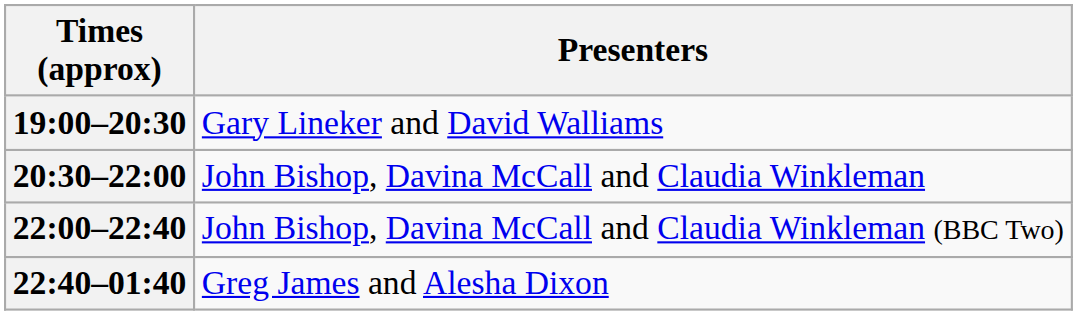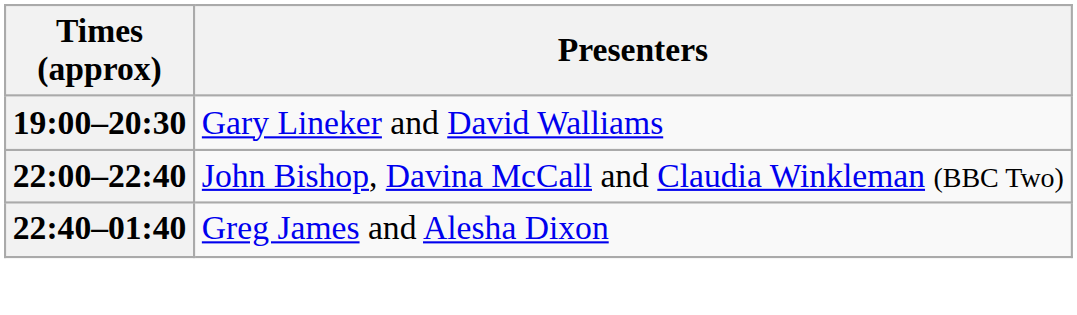- row: (100, 175)
